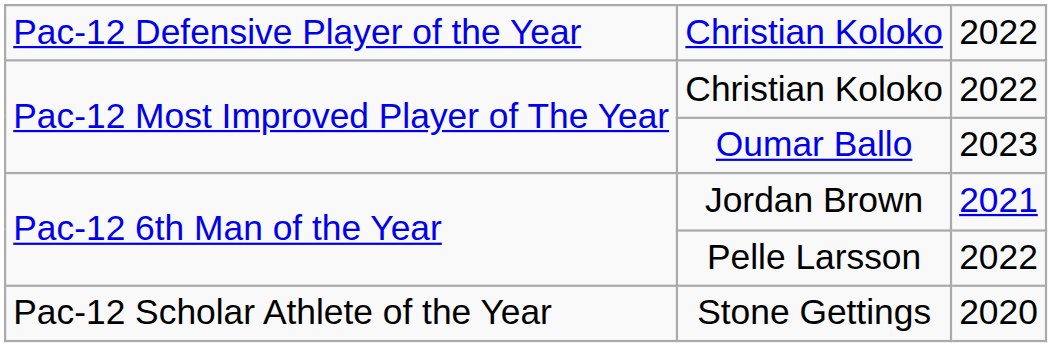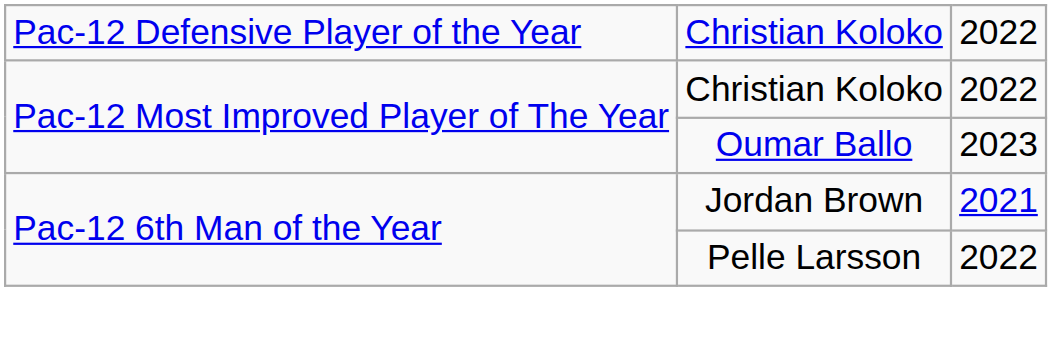- row: (814, 312)
